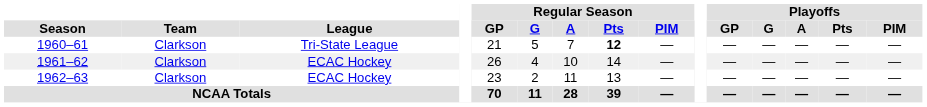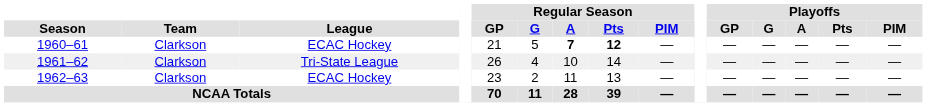(349, 45) Tri-State League -> (349, 45) ECAC Hockey
(571, 45) normal -> (571, 45) bold
(349, 61) ECAC Hockey -> (349, 61) Tri-State League
